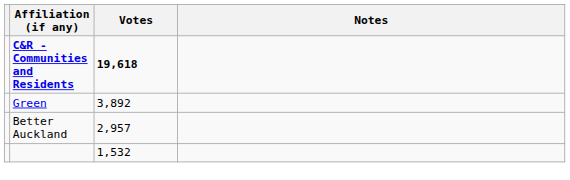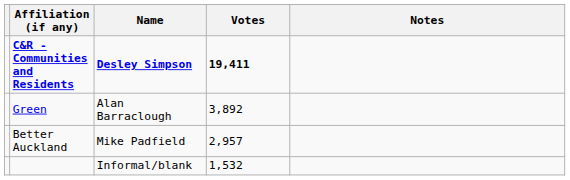+ column: (150, 20)
(117, 65) 19,618 -> (229, 65) 19,411
